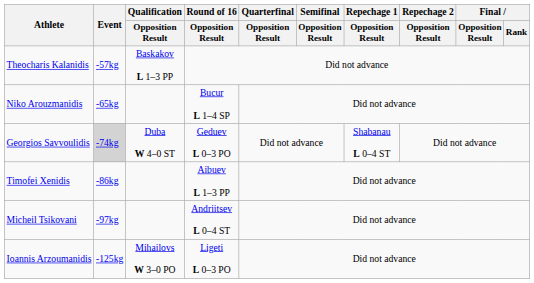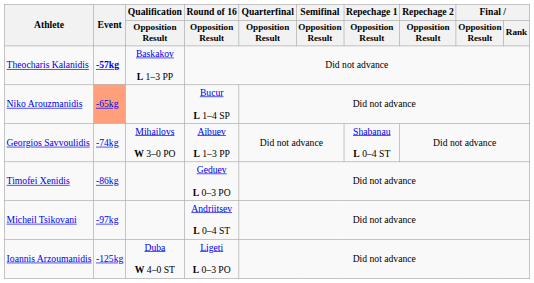(107, 65) normal -> (108, 65) bold
(107, 104) no background -> (107, 104) lightsalmon background
(107, 143) lightgrey background -> (107, 143) no background
(155, 143) Duba W 4–0 ST -> (155, 143) Mihailovs W 3–0 PO
(212, 143) Geduev L 0–3 PO -> (212, 143) Aibuev L 1–3 PP
(212, 182) Aibuev L 1–3 PP -> (212, 182) Geduev L 0–3 PO
(155, 259) Mihailovs W 3–0 PO -> (155, 259) Duba W 4–0 ST
